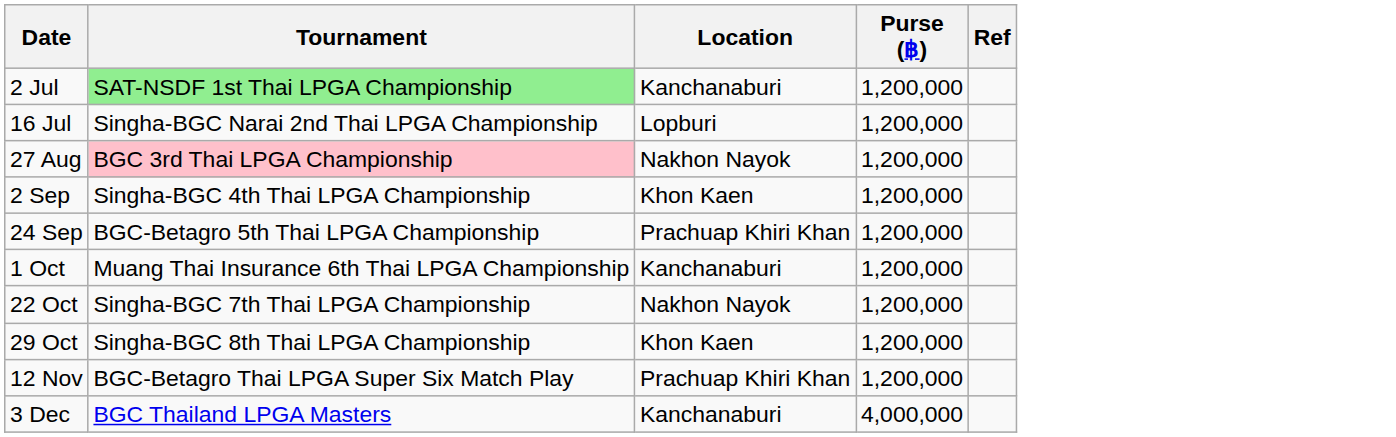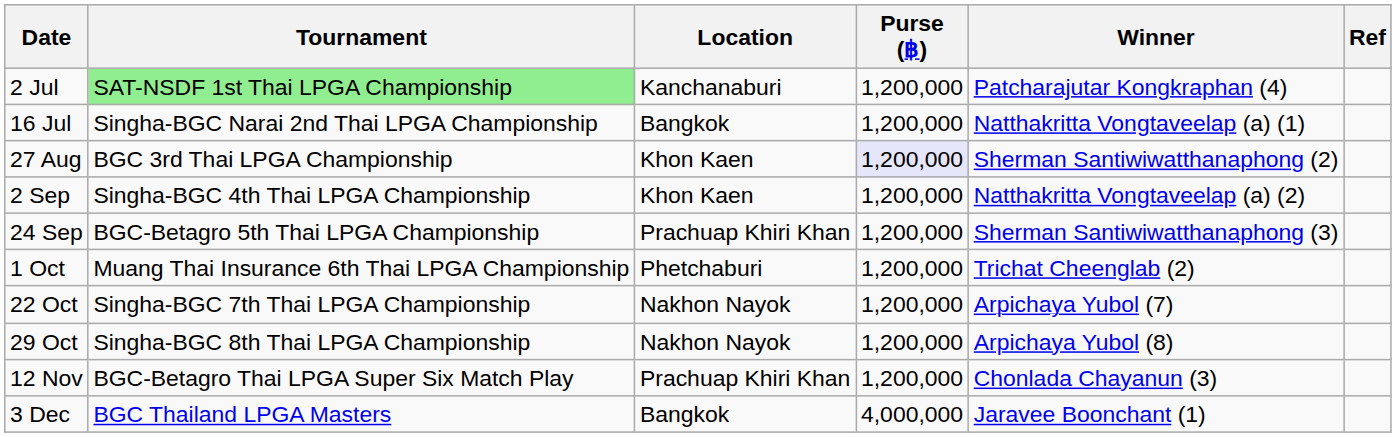+ column: (1156, 37)
(678, 123) Lopburi -> (685, 123) Bangkok
(273, 159) pink background -> (273, 159) no background
(715, 159) Nakhon Nayok -> (697, 159) Khon Kaen
(912, 159) no background -> (912, 159) lavender background
(711, 268) Kanchanaburi -> (701, 268) Phetchaburi
(697, 341) Khon Kaen -> (715, 341) Nakhon Nayok
(711, 414) Kanchanaburi -> (685, 414) Bangkok
